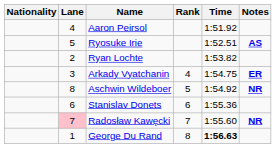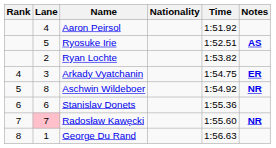columns swapped: (188, 12) <-> (32, 12)
(221, 136) bold -> (220, 136) normal
